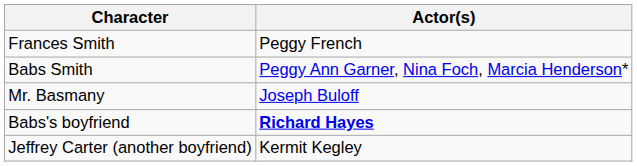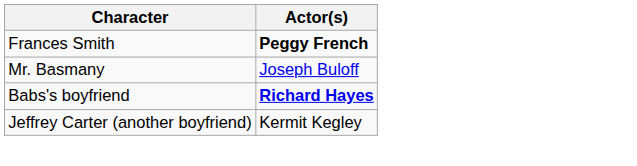(311, 43) normal -> (314, 43) bold
- row: (50, 69)
